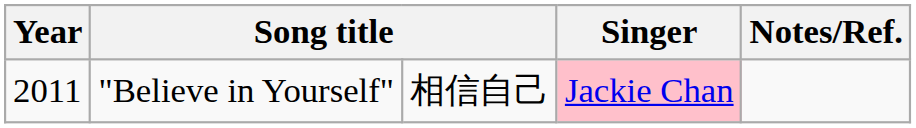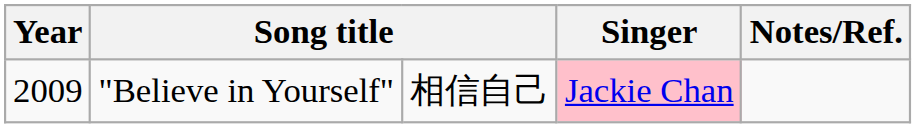(47, 90) 2011 -> (48, 90) 2009
